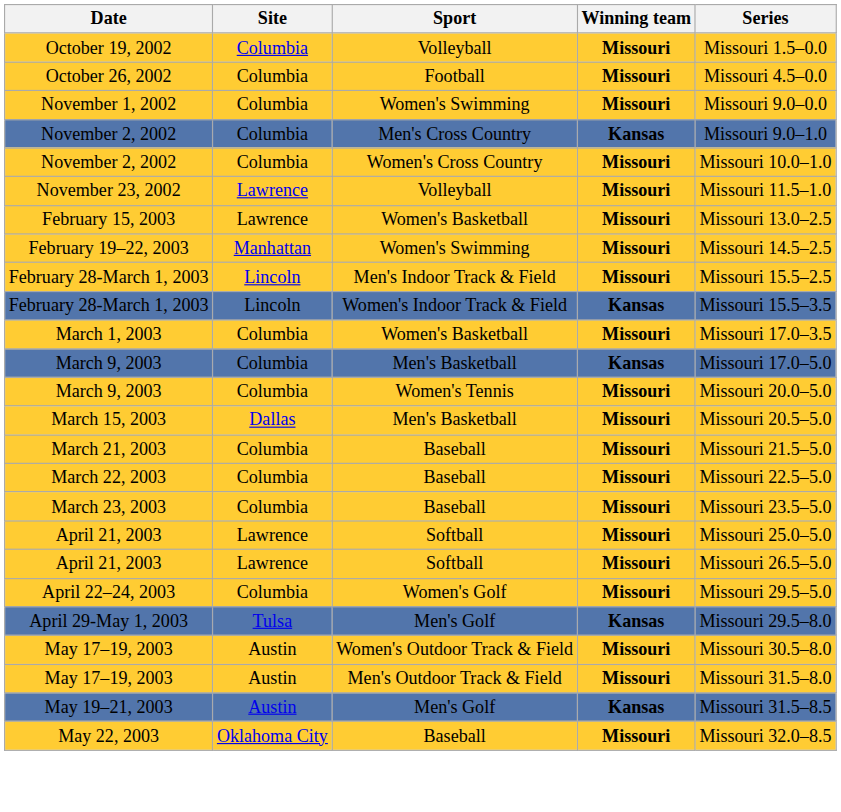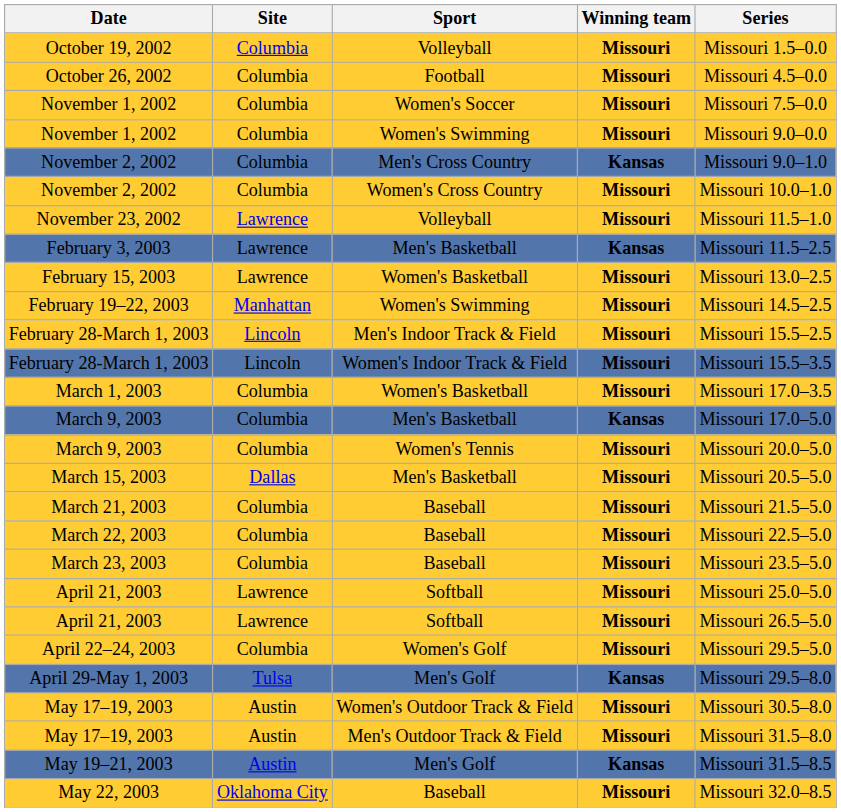+ row: (109, 104)
+ row: (109, 248)
(636, 305) Kansas -> (636, 362) Missouri
